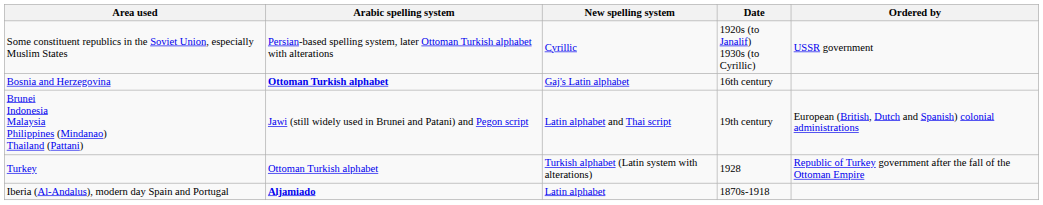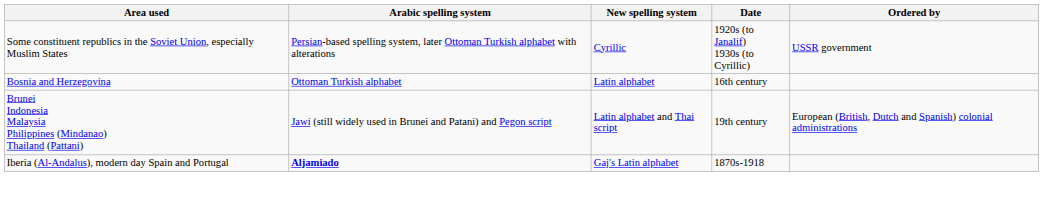(328, 82) bold -> (346, 82) normal
(587, 82) Gaj's Latin alphabet -> (624, 82) Latin alphabet
- row: (22, 168)
(575, 191) Latin alphabet -> (636, 163) Gaj's Latin alphabet
